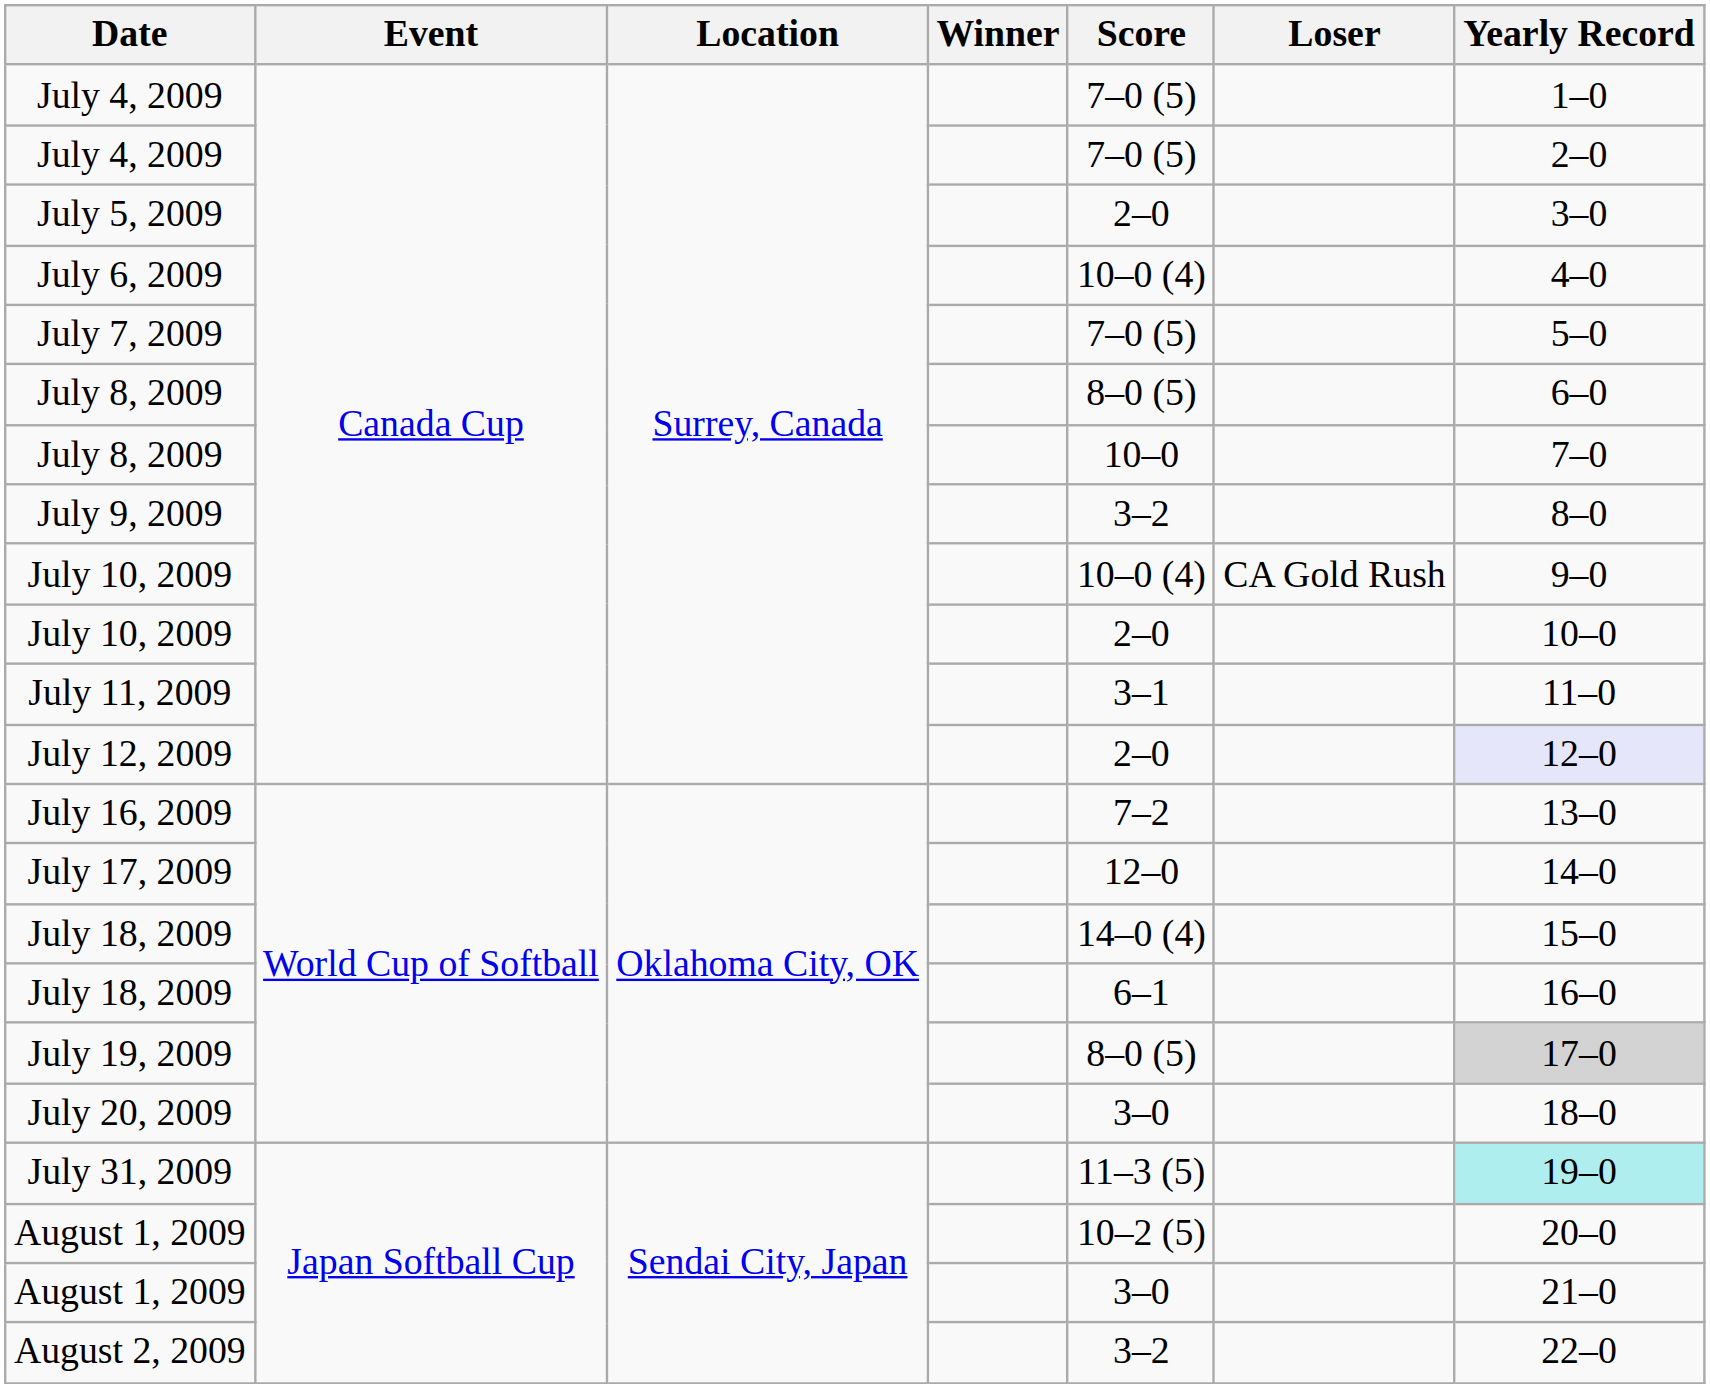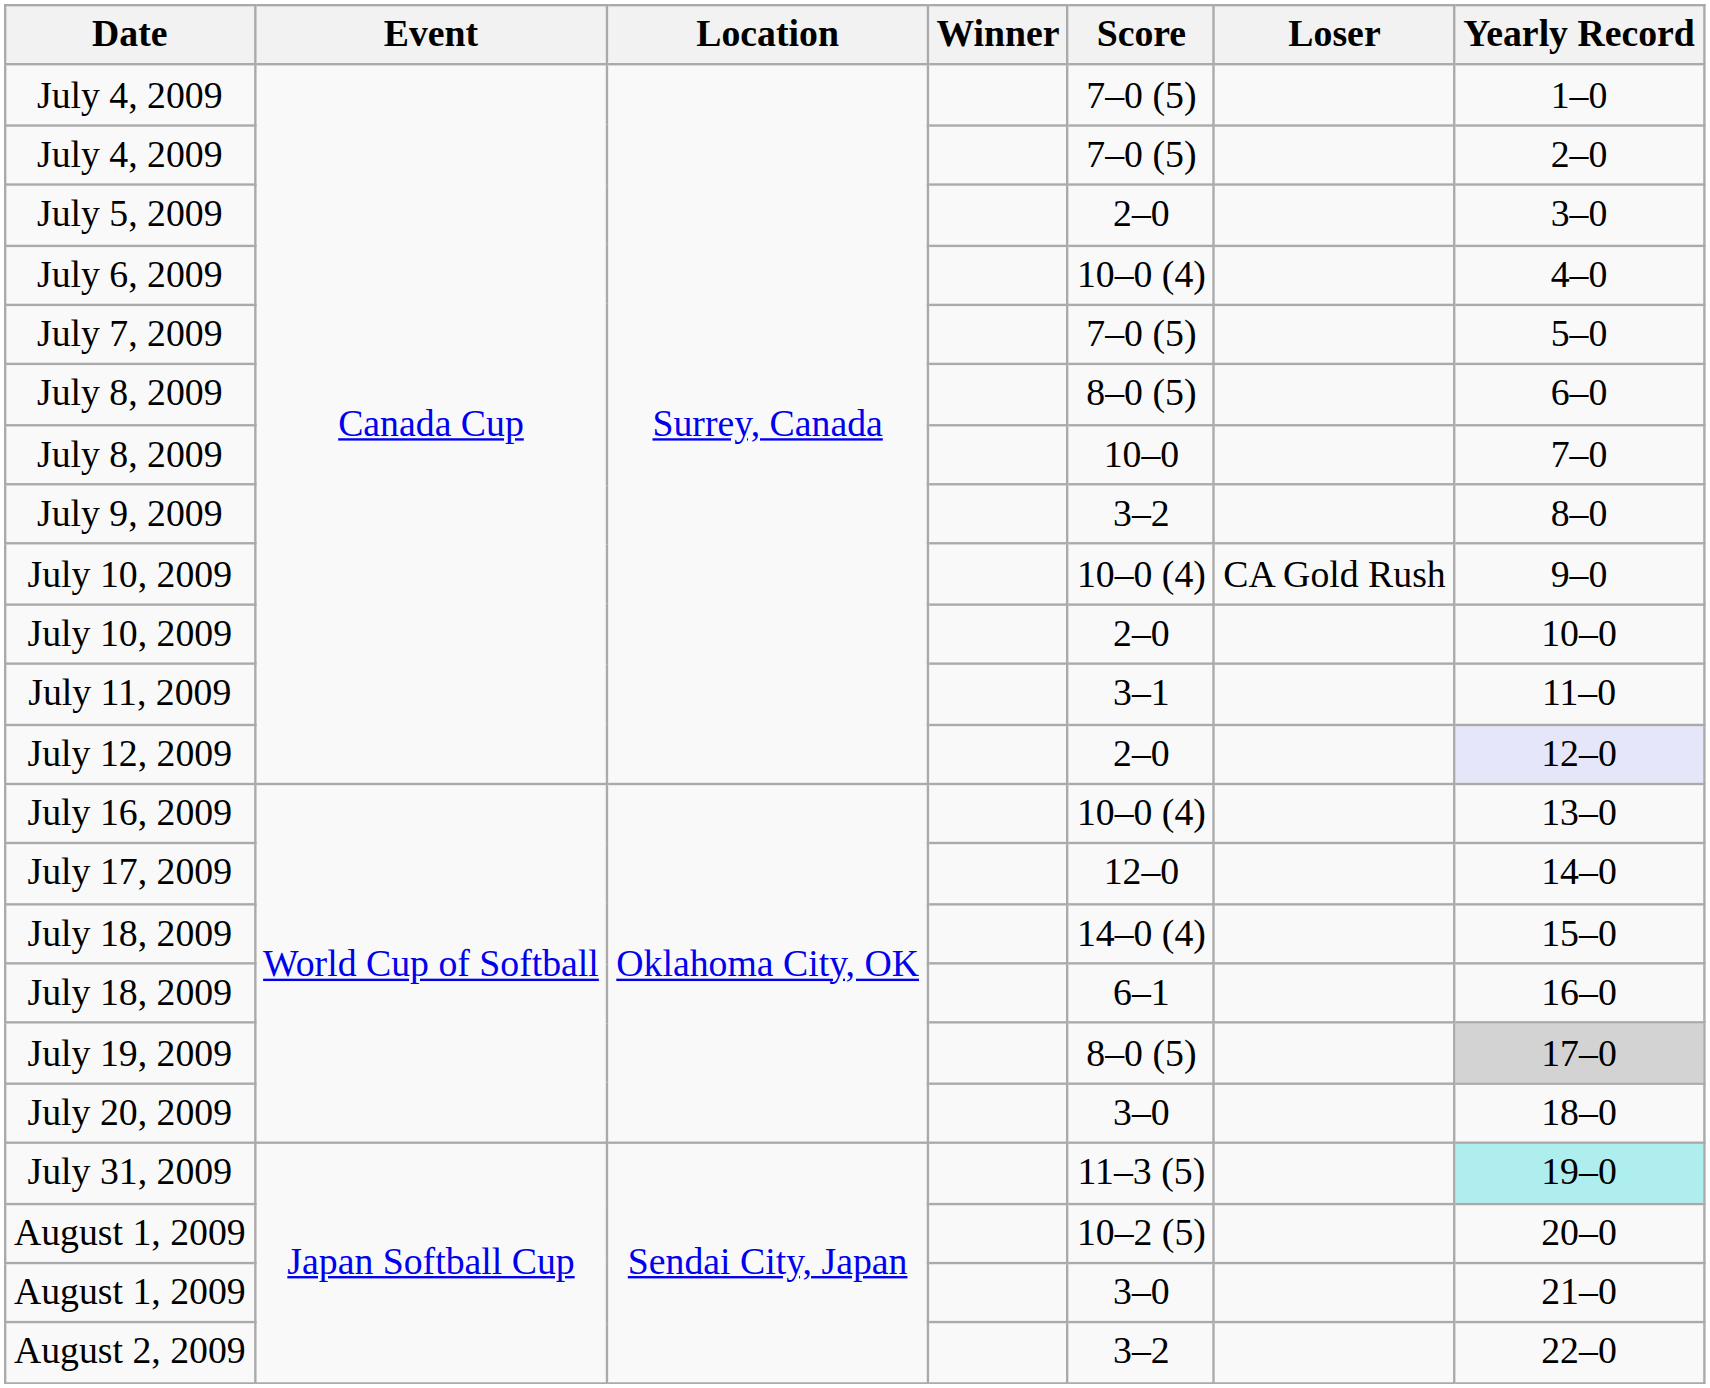(1141, 812) 7–2 -> (1141, 812) 10–0 (4)
